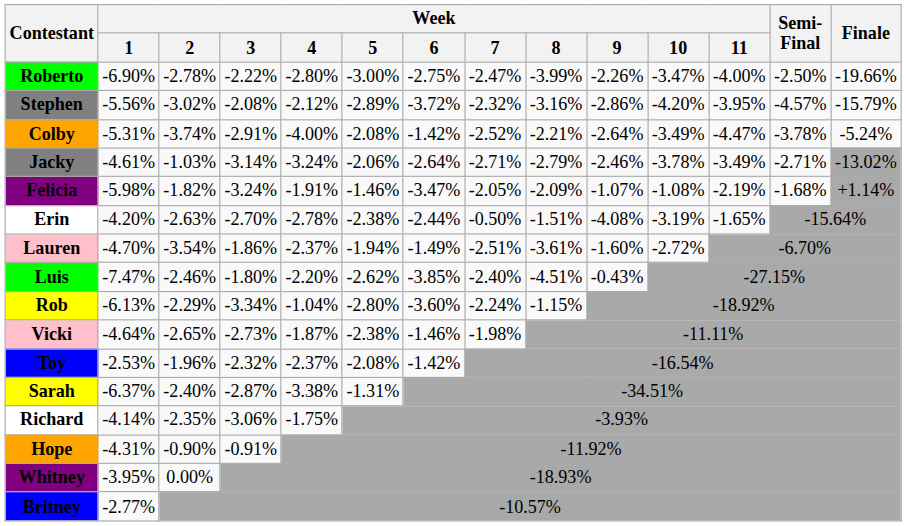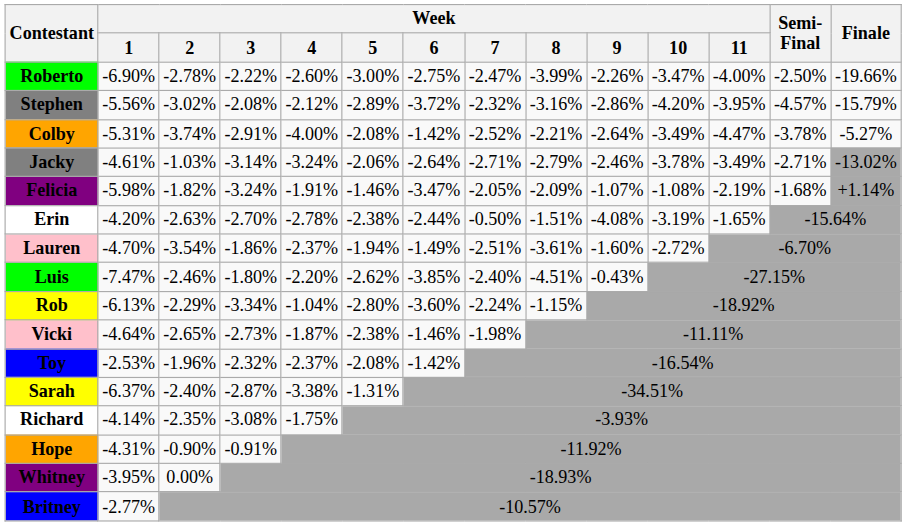(312, 76) -2.80% -> (312, 76) -2.60%
(866, 133) -5.24% -> (866, 133) -5.27%
(251, 420) -3.06% -> (251, 420) -3.08%
